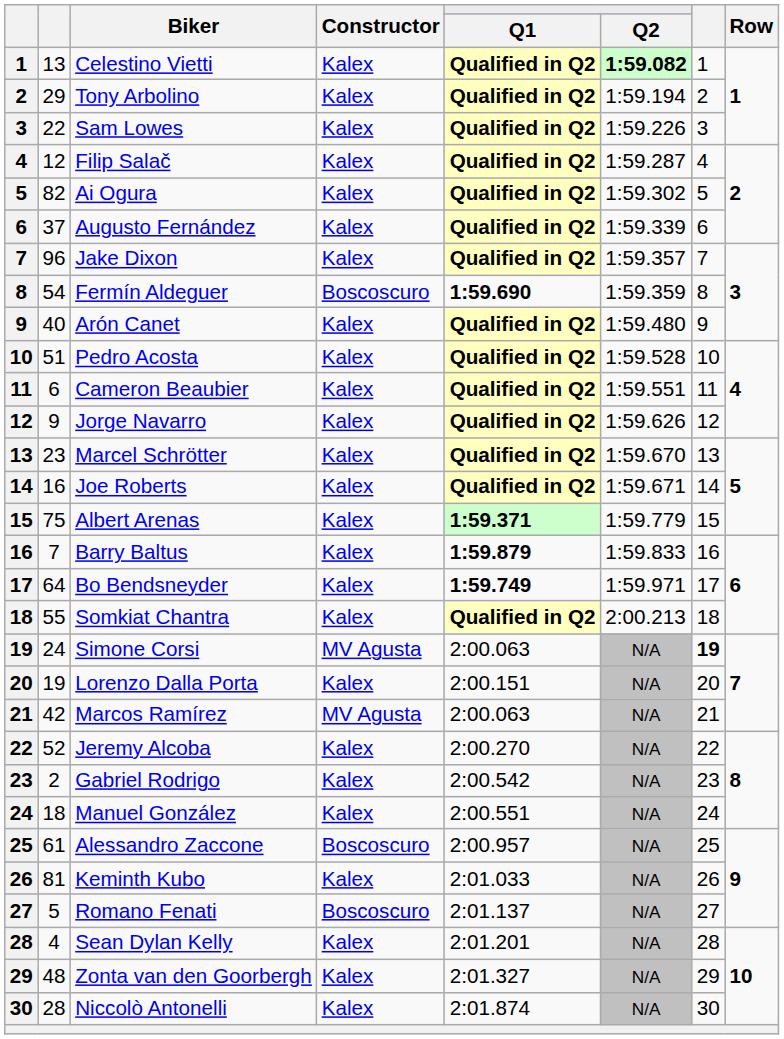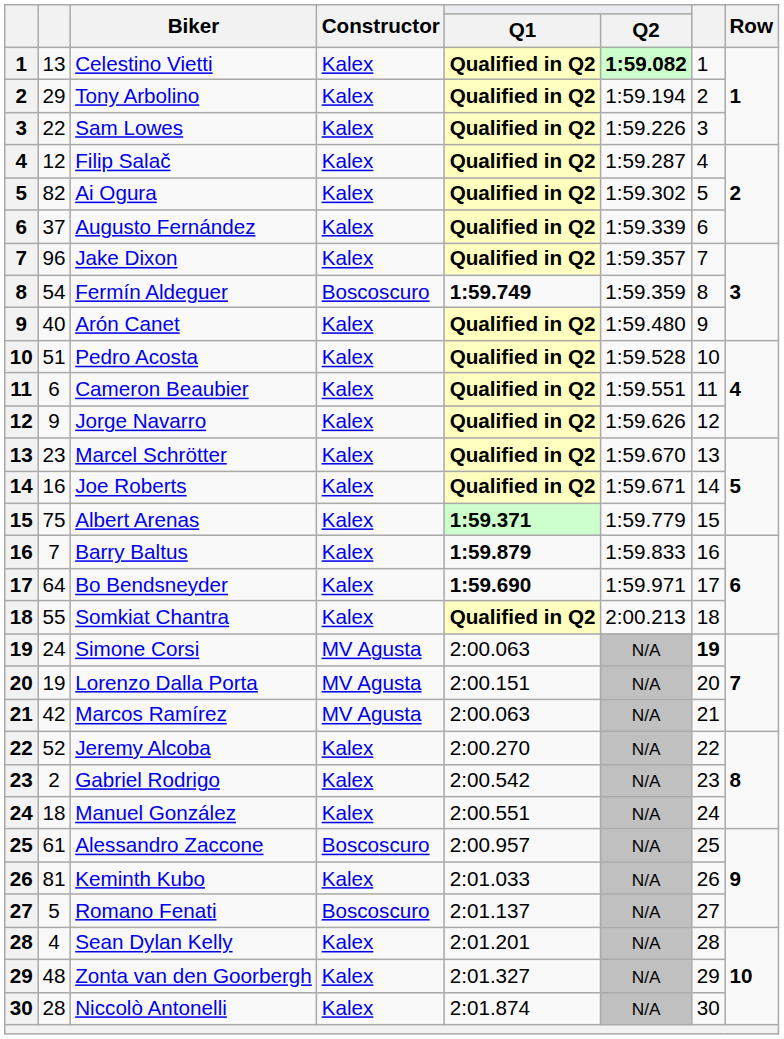(490, 291) 1:59.690 -> (490, 291) 1:59.749
(490, 584) 1:59.749 -> (490, 584) 1:59.690
(347, 682) Kalex -> (372, 682) MV Agusta
